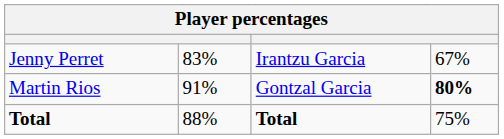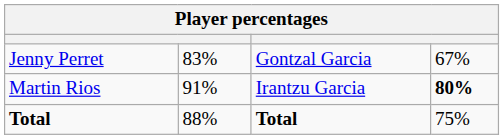(310, 58) Irantzu Garcia -> (314, 58) Gontzal Garcia
(314, 88) Gontzal Garcia -> (310, 88) Irantzu Garcia
